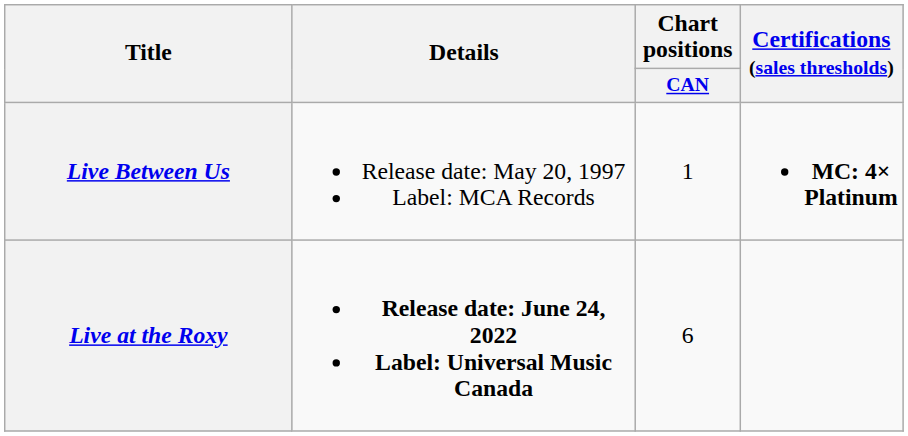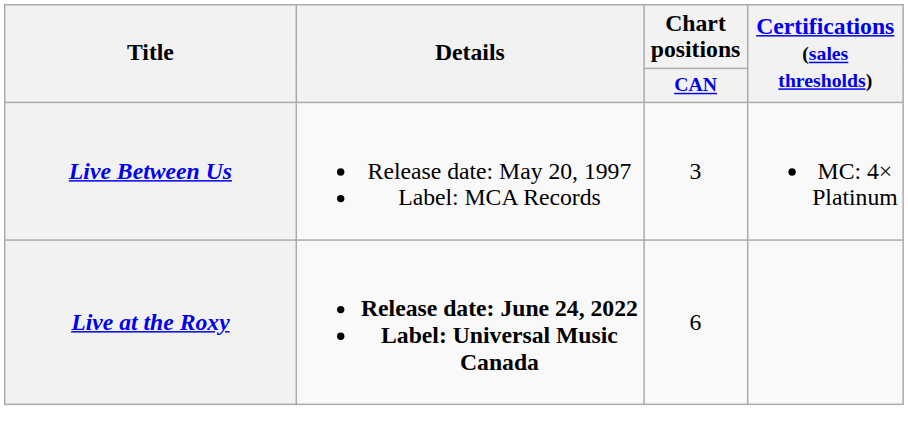(688, 170) 1 -> (696, 170) 3
(821, 184) bold -> (825, 184) normal
